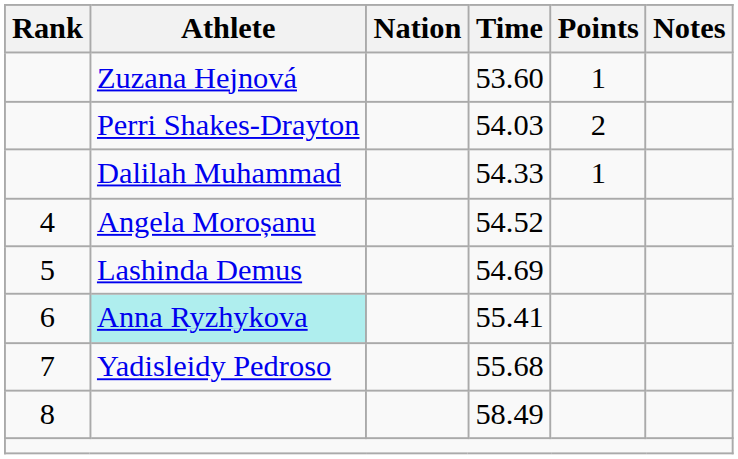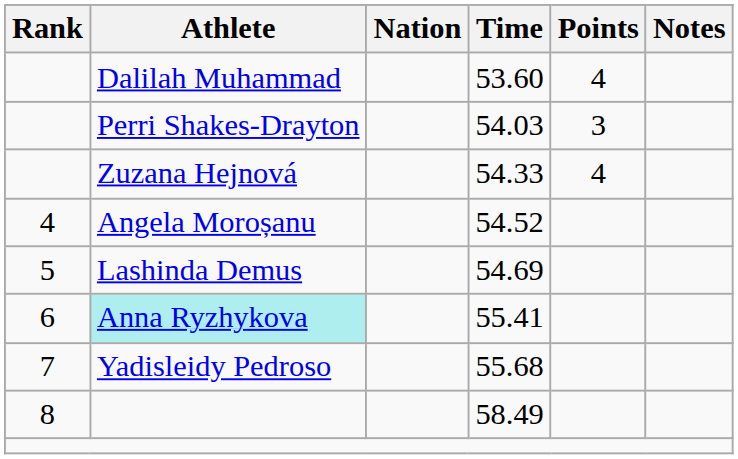(197, 76) Zuzana Hejnová -> (219, 76) Dalilah Muhammad
(598, 76) 1 -> (598, 76) 4
(598, 125) 2 -> (598, 125) 3
(219, 173) Dalilah Muhammad -> (197, 173) Zuzana Hejnová
(598, 173) 1 -> (598, 173) 4
